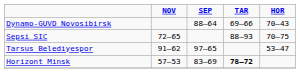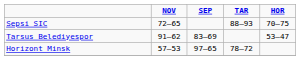- row: (59, 23)
(205, 49) 97–65 -> (205, 36) 83–69
(205, 62) 83–69 -> (205, 49) 97–65
(241, 62) bold -> (241, 49) normal
